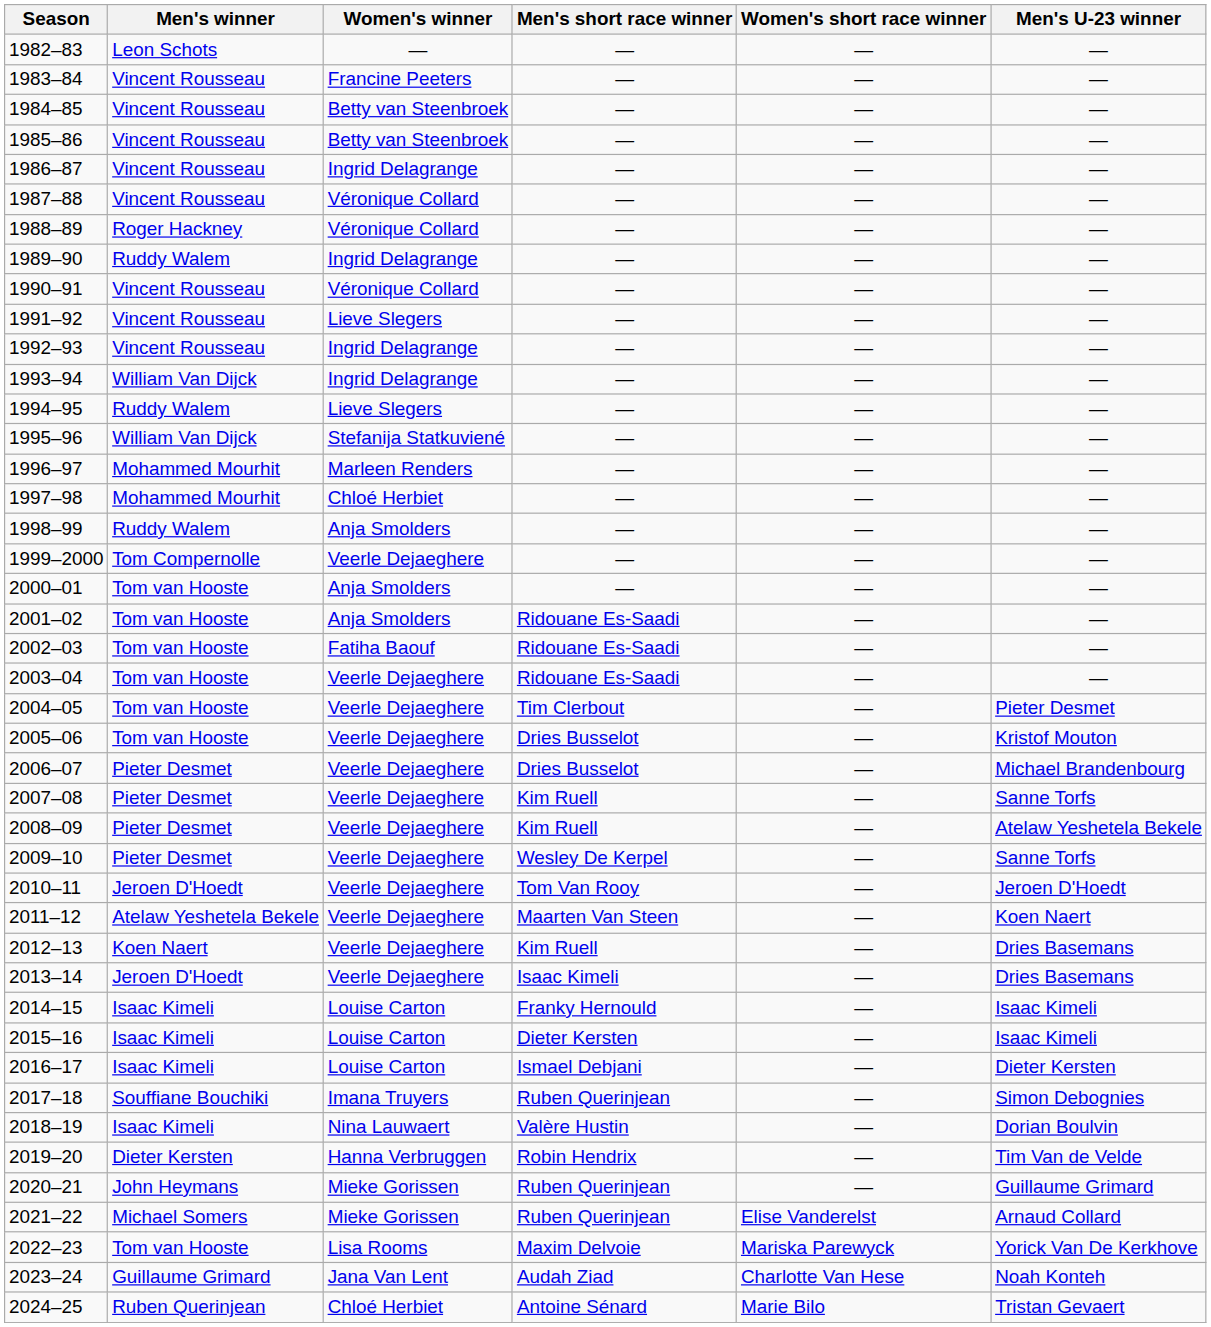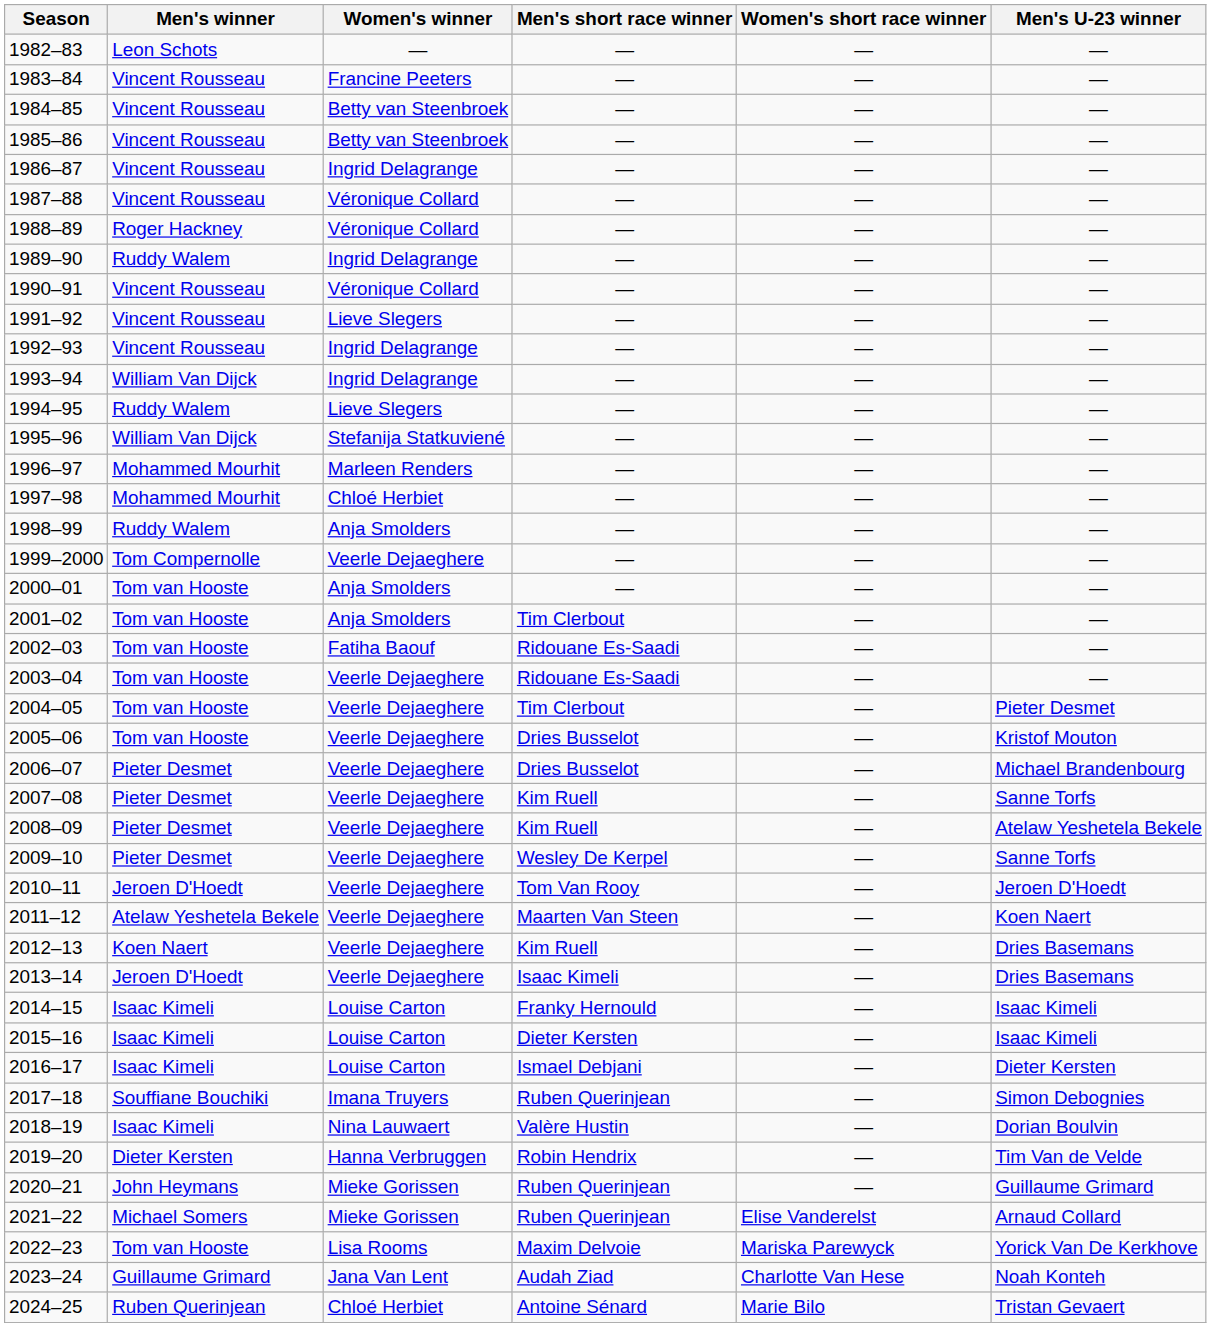(598, 618) Ridouane Es-Saadi -> (571, 618) Tim Clerbout
